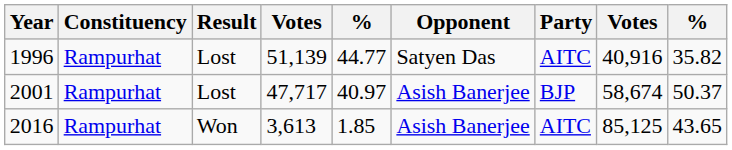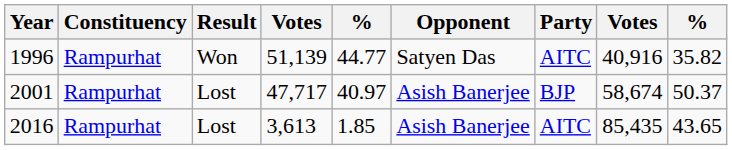(216, 56) Lost -> (217, 56) Won
(217, 126) Won -> (216, 126) Lost
(632, 126) 85,125 -> (632, 126) 85,435
